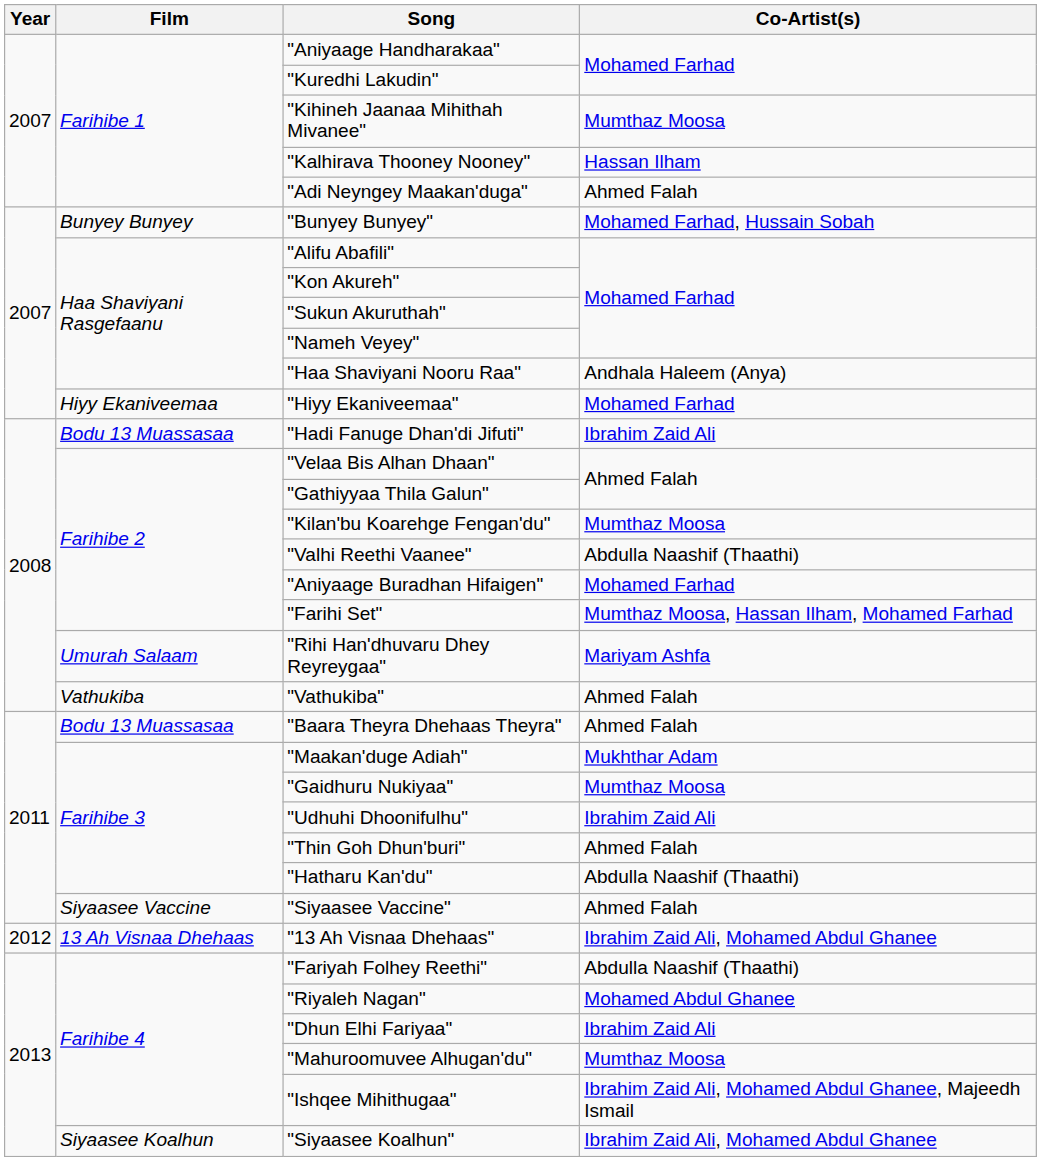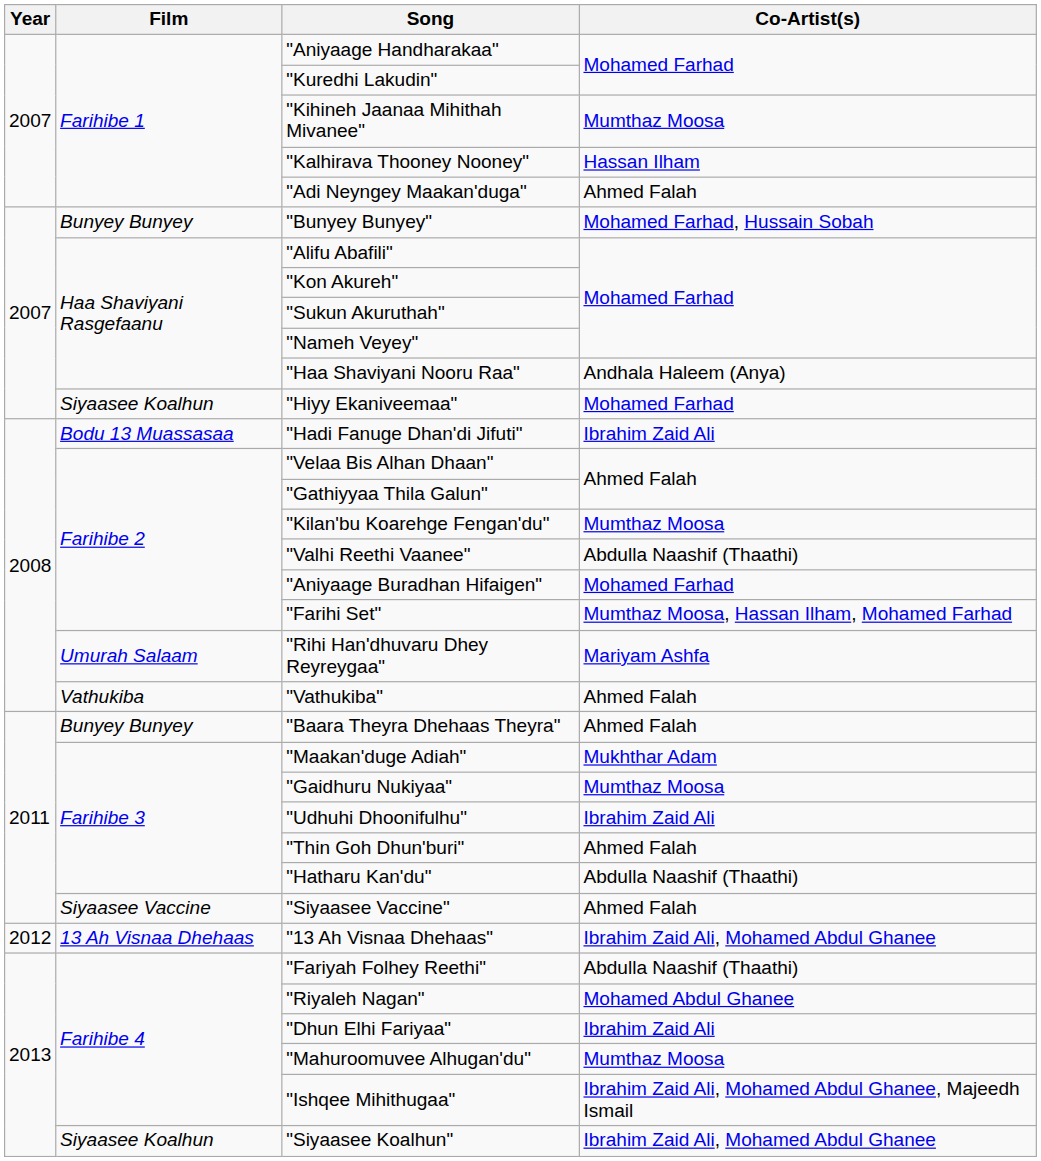(139, 403) Hiyy Ekaniveemaa -> (137, 403) Siyaasee Koalhun
(147, 726) Bodu 13 Muassasaa -> (126, 726) Bunyey Bunyey
